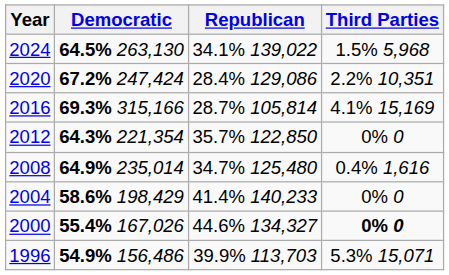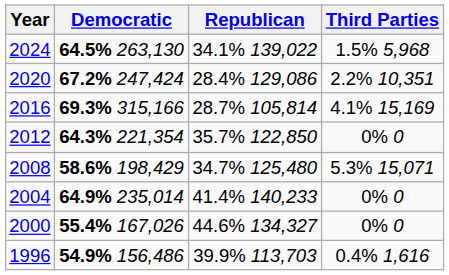(121, 167) 64.9% 235,014 -> (121, 167) 58.6% 198,429
(382, 167) 0.4% 1,616 -> (382, 167) 5.3% 15,071
(121, 196) 58.6% 198,429 -> (121, 196) 64.9% 235,014
(382, 225) bold -> (382, 225) normal
(382, 255) 5.3% 15,071 -> (382, 255) 0.4% 1,616
